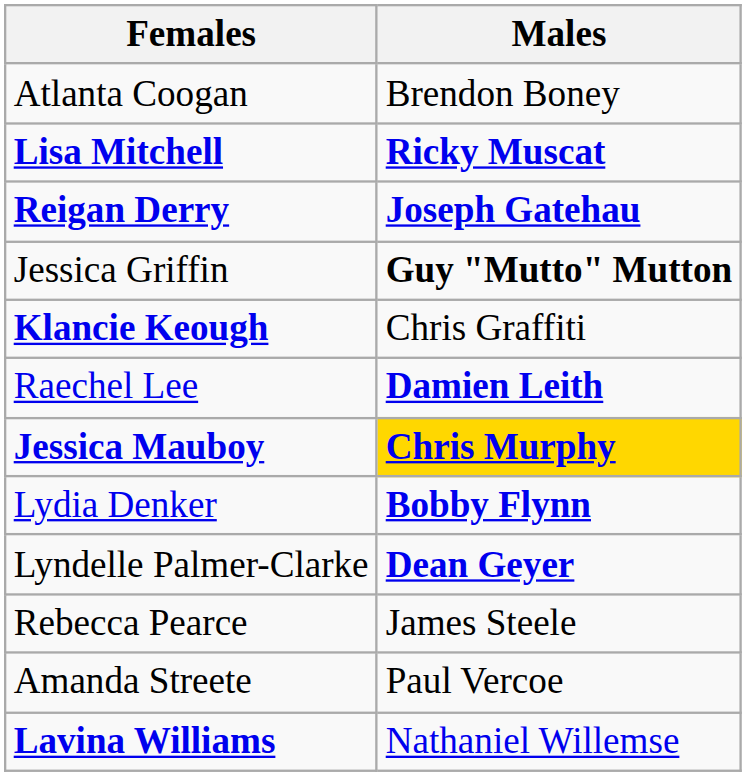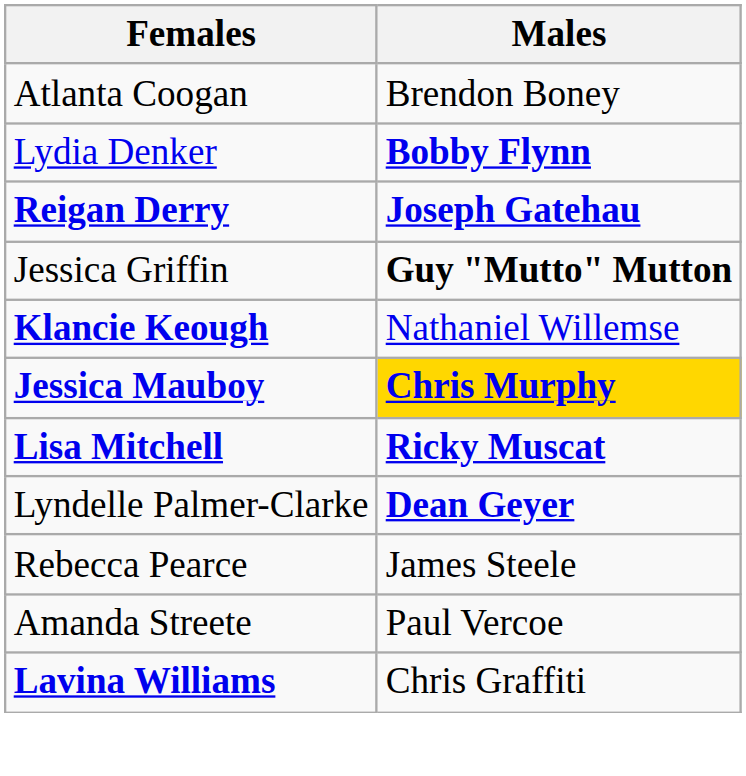rows swapped: (115, 504) <-> (118, 151)
(486, 328) Chris Graffiti -> (533, 328) Nathaniel Willemse
- row: (106, 387)
(533, 740) Nathaniel Willemse -> (486, 681) Chris Graffiti
